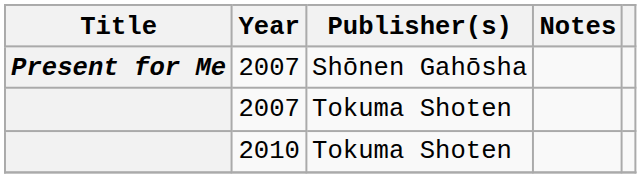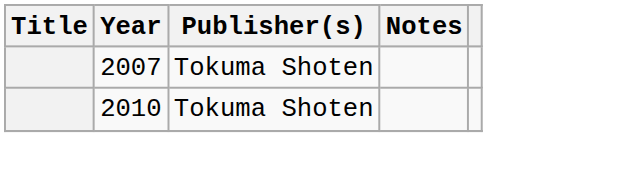- row: (119, 68)
